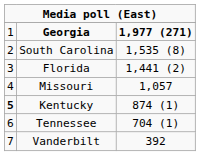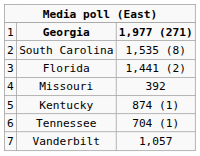(156, 86) 1,057 -> (156, 86) 392
(10, 105) bold -> (10, 105) normal
(156, 141) 392 -> (156, 141) 1,057
